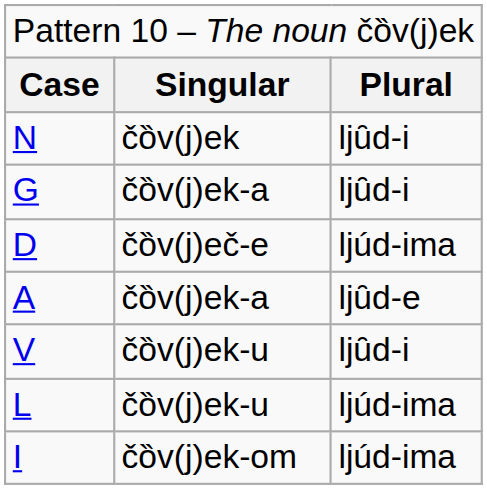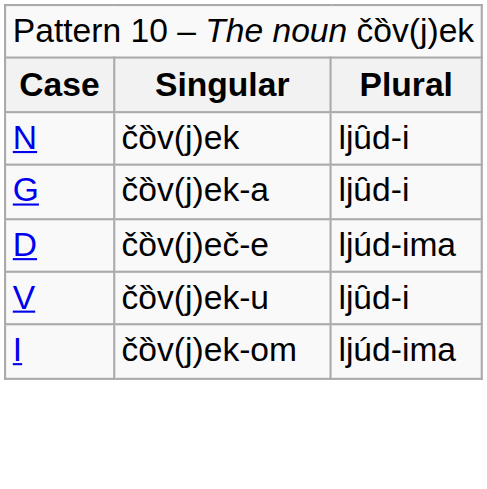- row: (24, 297)
- row: (22, 404)
